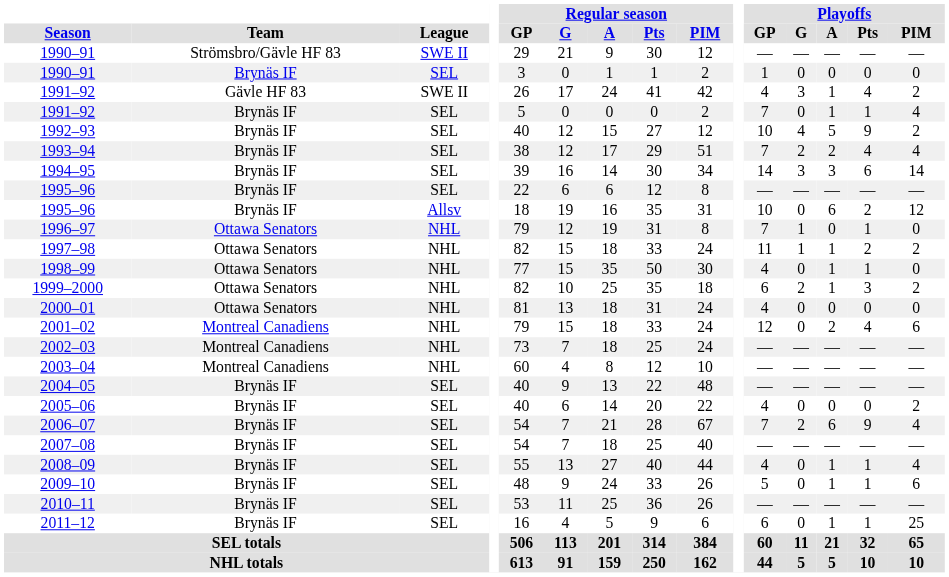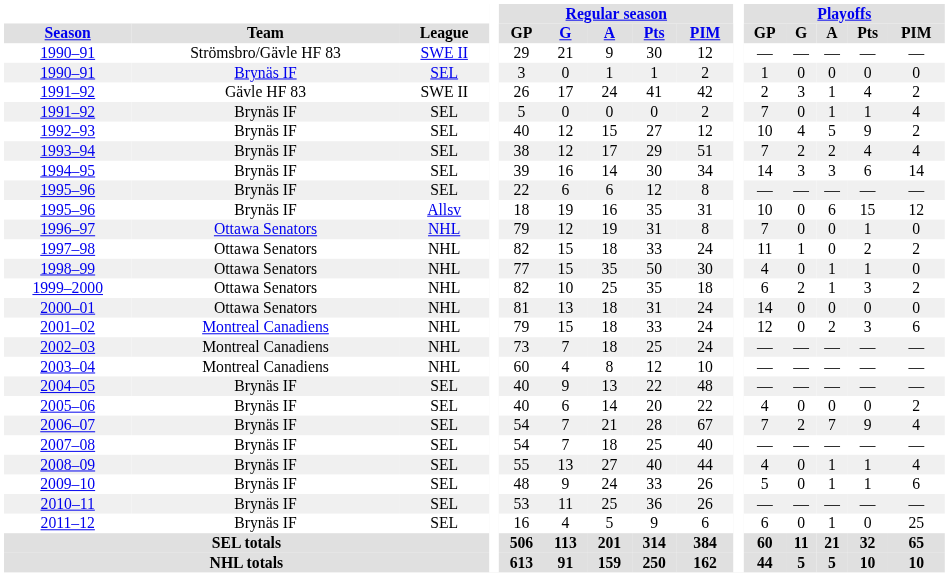(765, 92) 4 -> (765, 92) 2
(868, 209) 2 -> (868, 209) 15
(801, 229) 1 -> (801, 229) 0
(832, 249) 1 -> (832, 249) 0
(765, 307) 4 -> (765, 307) 14
(868, 327) 4 -> (868, 327) 3
(832, 425) 6 -> (832, 425) 7
(868, 523) 1 -> (868, 523) 0
